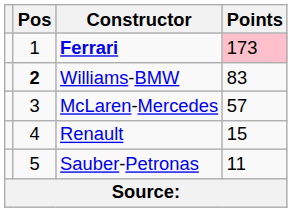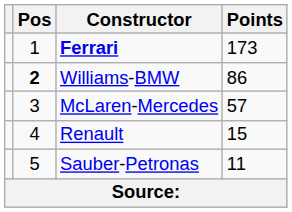(242, 48) pink background -> (242, 48) no background
(237, 77) 83 -> (237, 77) 86
